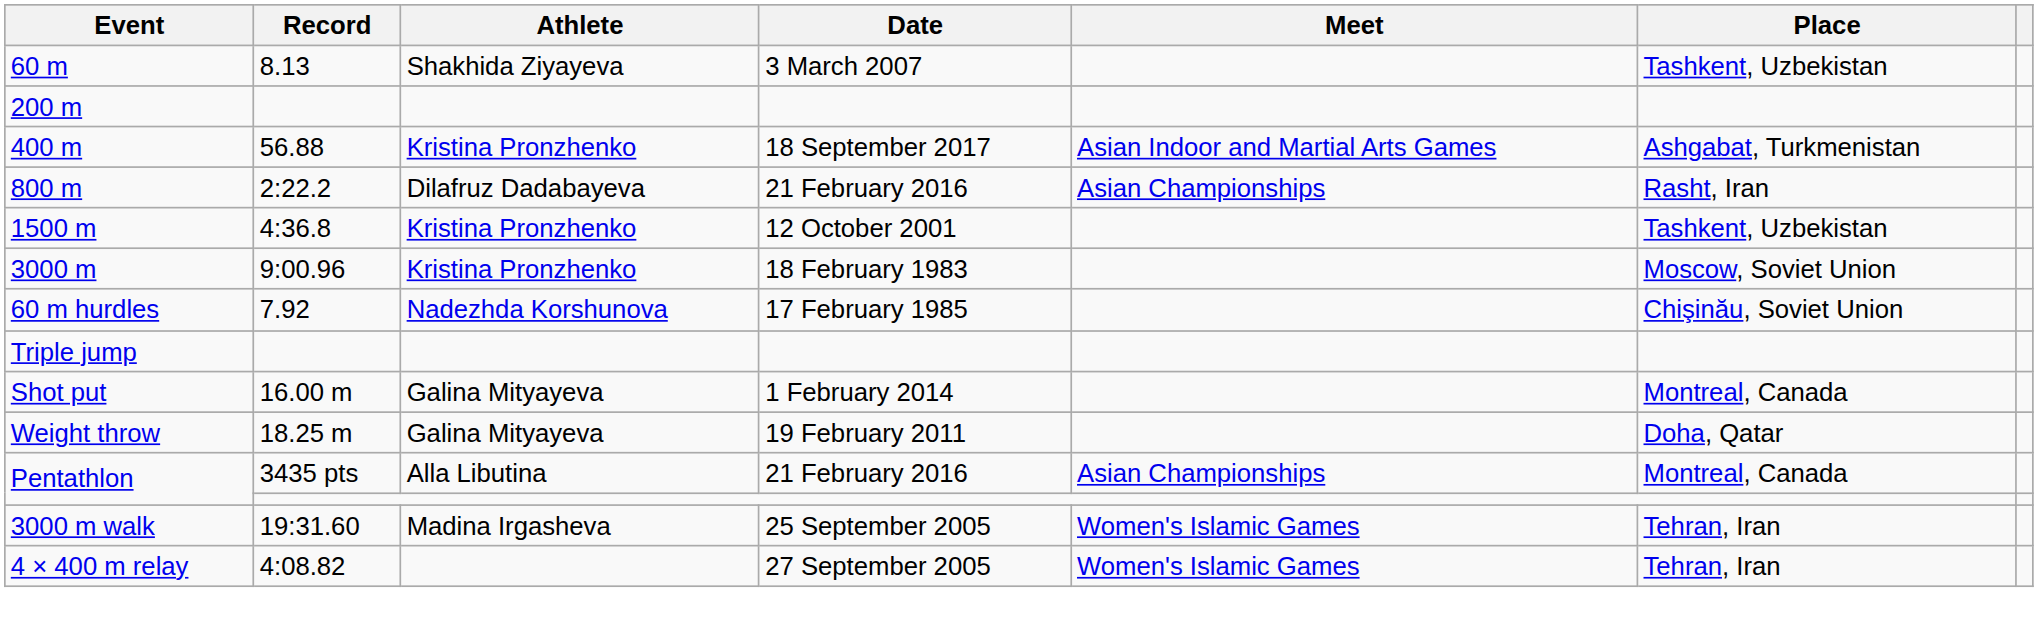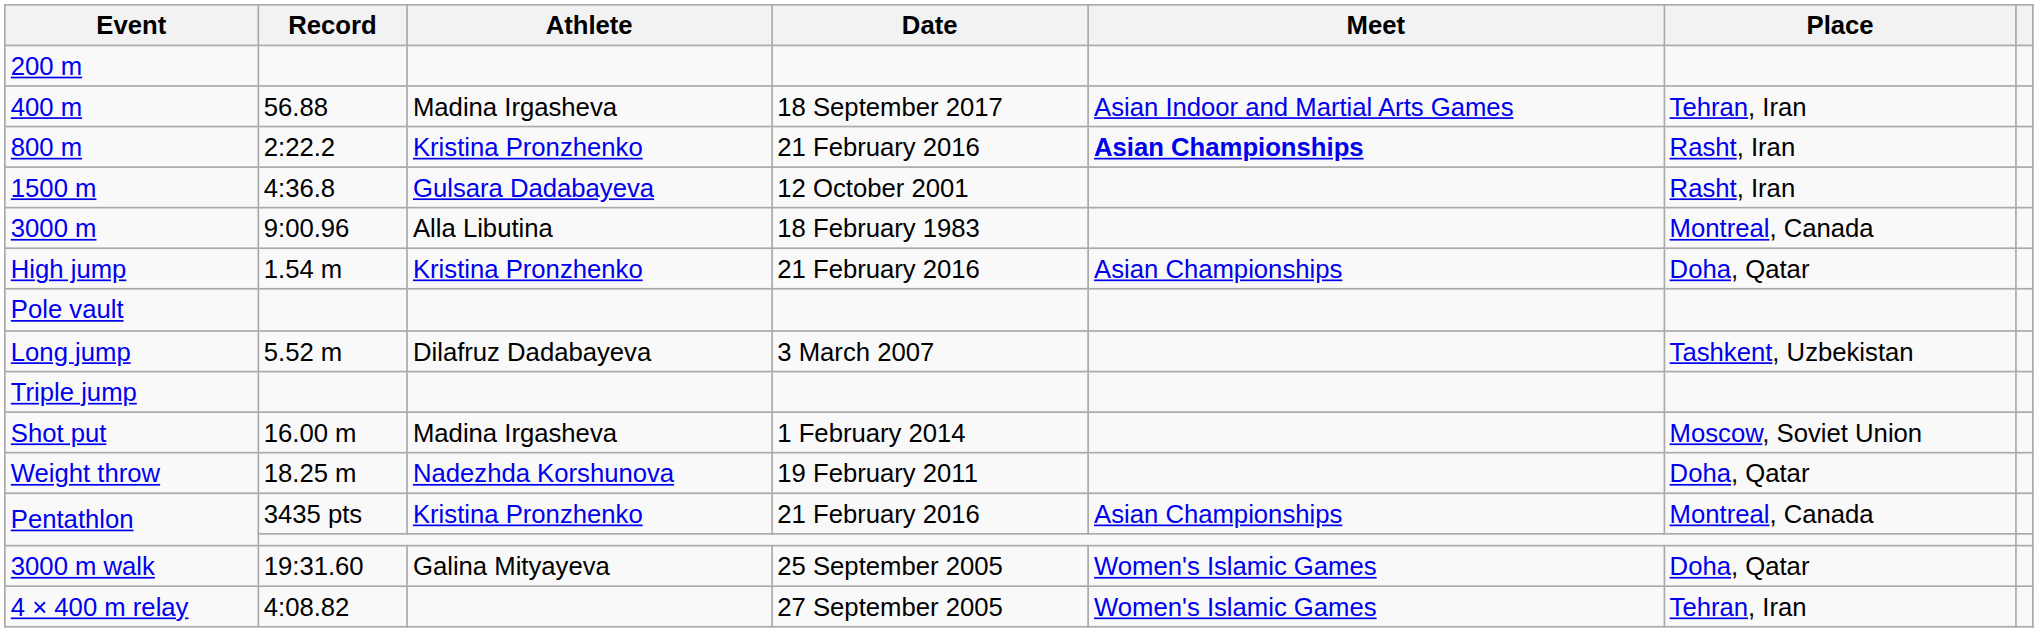- row: (39, 66)
(521, 147) Kristina Pronzhenko -> (515, 107) Madina Irgasheva
(1782, 147) Ashgabat, Turkmenistan -> (1738, 107) Tehran, Iran
(526, 188) Dilafruz Dadabayeva -> (528, 147) Kristina Pronzhenko
(1201, 188) normal -> (1229, 147) bold
(521, 229) Kristina Pronzhenko -> (534, 188) Gulsara Dadabayeva
(1766, 229) Tashkent, Uzbekistan -> (1732, 188) Rasht, Iran
(521, 269) Kristina Pronzhenko -> (483, 229) Alla Libutina
(1770, 269) Moscow, Soviet Union -> (1772, 229) Montreal, Canada
- row: (85, 310)
+ row: (69, 269)
+ row: (67, 310)
+ row: (71, 351)
(505, 391) Galina Mityayeva -> (515, 432) Madina Irgasheva
(1746, 391) Montreal, Canada -> (1796, 432) Moscow, Soviet Union
(505, 432) Galina Mityayeva -> (544, 473) Nadezhda Korshunova
(477, 473) Alla Libutina -> (528, 513) Kristina Pronzhenko
(509, 525) Madina Irgasheva -> (511, 566) Galina Mityayeva
(1712, 525) Tehran, Iran -> (1740, 566) Doha, Qatar
